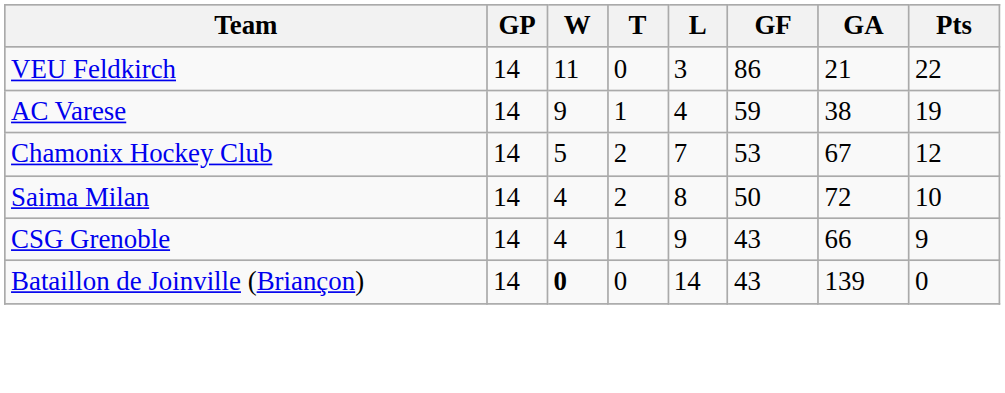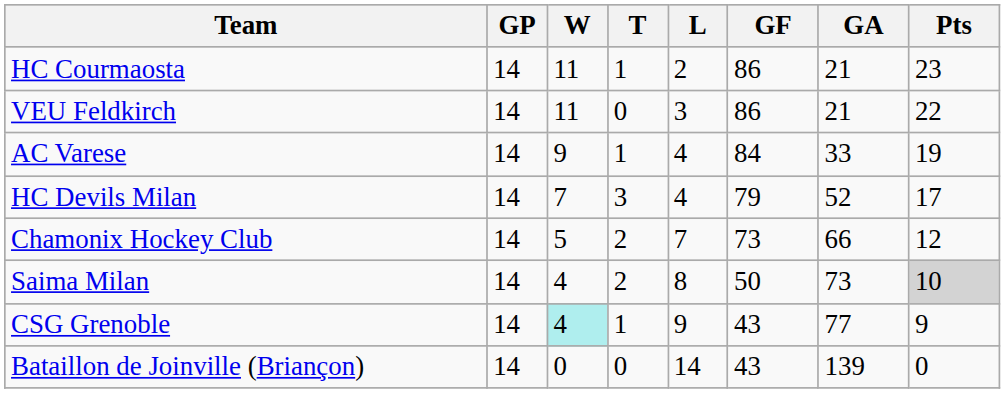+ row: (98, 68)
(748, 111) 59 -> (748, 153) 84
(838, 111) 38 -> (838, 153) 33
+ row: (104, 196)
(748, 153) 53 -> (748, 238) 73
(838, 153) 67 -> (838, 238) 66
(838, 196) 72 -> (838, 281) 73
(928, 196) no background -> (928, 281) lightgrey background
(560, 238) no background -> (560, 324) paleturquoise background
(838, 238) 66 -> (838, 324) 77
(560, 281) bold -> (560, 366) normal
